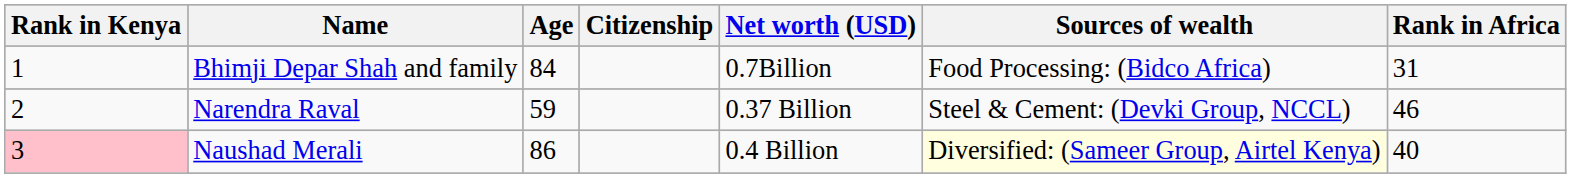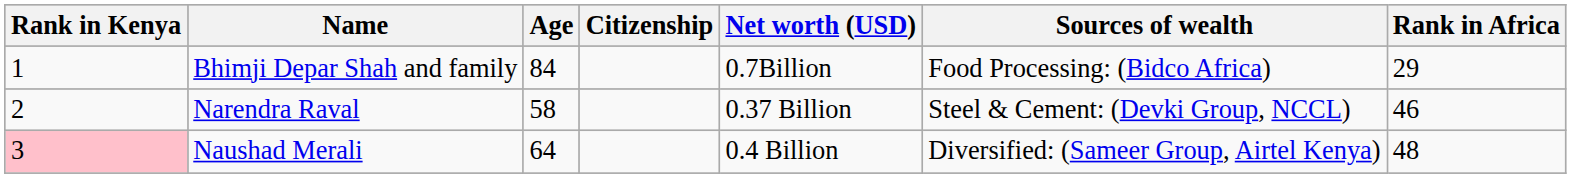(1406, 67) 31 -> (1406, 67) 29
(543, 109) 59 -> (543, 109) 58
(543, 151) 86 -> (543, 151) 64
(1154, 151) lightyellow background -> (1154, 151) no background
(1406, 151) 40 -> (1406, 151) 48
